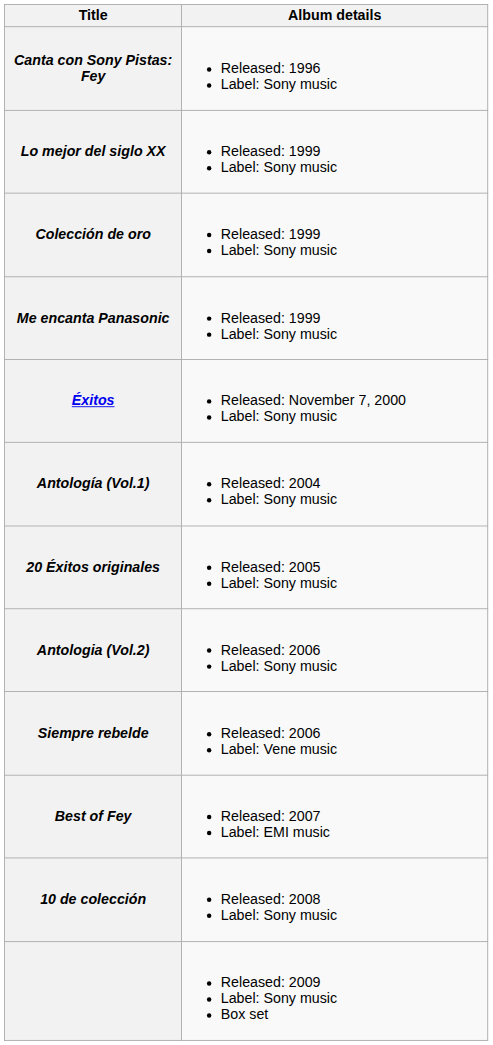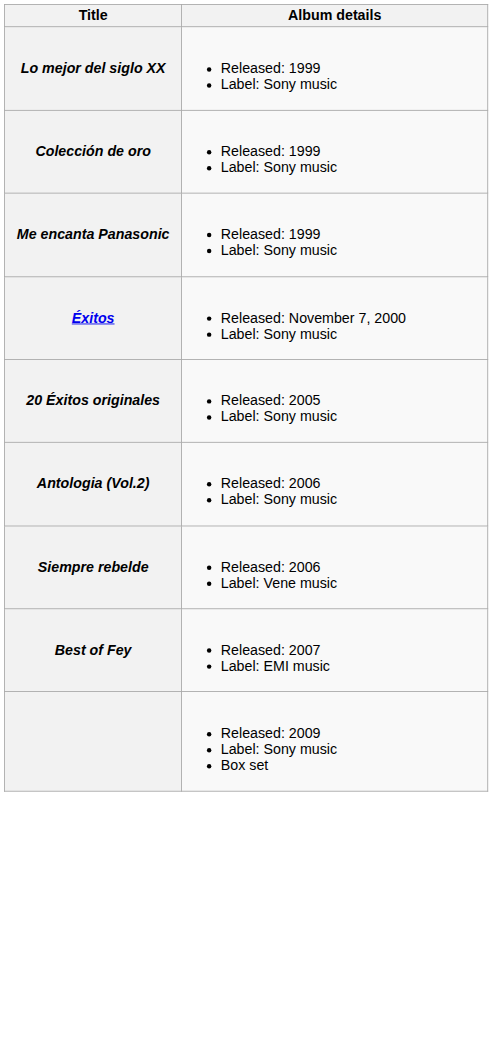- row: (93, 68)
- row: (93, 484)
- row: (93, 899)
